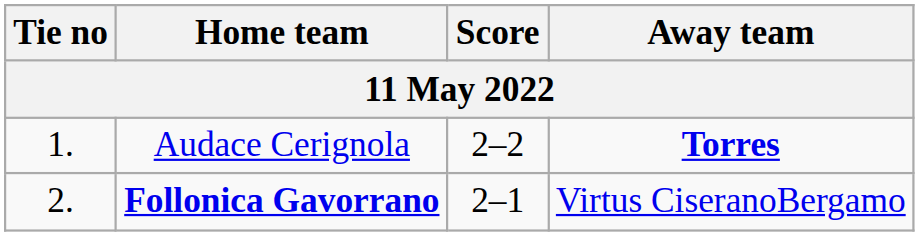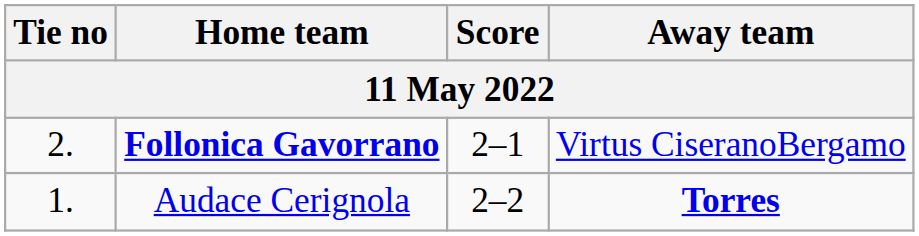rows swapped: (282, 144) <-> (282, 200)
